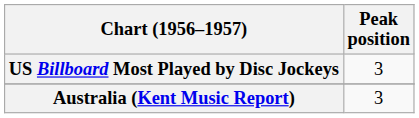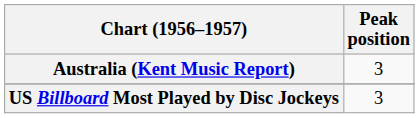rows swapped: (174, 98) <-> (174, 68)
